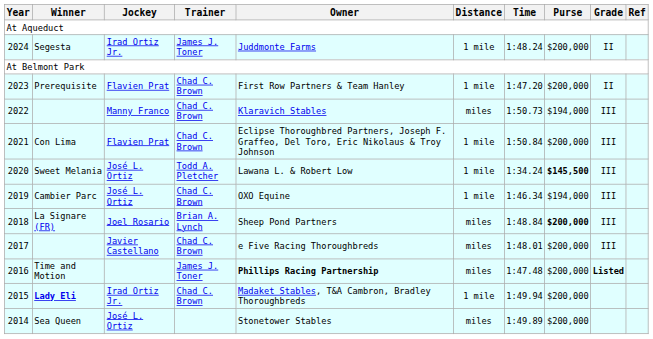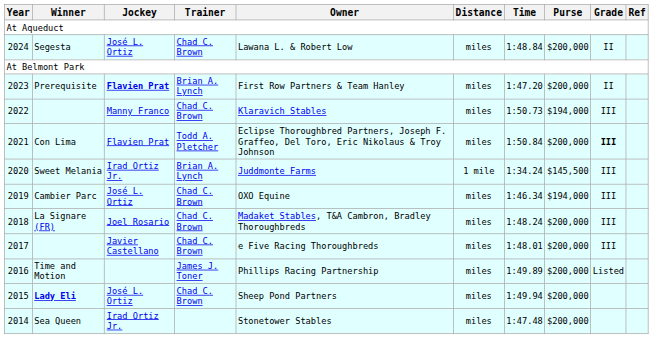(133, 47) Irad Ortiz Jr. -> (125, 47) José L. Ortiz
(197, 47) James J. Toner -> (195, 47) Chad C. Brown
(277, 47) Juddmonte Farms -> (295, 47) Lawana L. & Robert Low
(479, 47) 1 mile -> (479, 47) miles
(525, 47) 1:48.24 -> (525, 47) 1:48.84
(138, 86) normal -> (138, 86) bold
(195, 86) Chad C. Brown -> (197, 86) Brian A. Lynch
(479, 86) 1 mile -> (479, 86) miles
(195, 141) Chad C. Brown -> (197, 141) Todd A. Pletcher
(479, 141) 1 mile -> (479, 141) miles
(608, 141) normal -> (608, 141) bold
(125, 172) José L. Ortiz -> (133, 172) Irad Ortiz Jr.
(197, 172) Todd A. Pletcher -> (197, 172) Brian A. Lynch
(295, 172) Lawana L. & Robert Low -> (277, 172) Juddmonte Farms
(568, 172) bold -> (568, 172) normal
(479, 196) 1 mile -> (479, 196) miles
(197, 221) Brian A. Lynch -> (195, 221) Chad C. Brown
(287, 221) Sheep Pond Partners -> (334, 221) Madaket Stables, T&A Cambron, Bradley Thoroughbreds
(525, 221) 1:48.84 -> (525, 221) 1:48.24
(568, 221) bold -> (568, 221) normal
(308, 271) bold -> (308, 271) normal
(525, 271) 1:47.48 -> (525, 271) 1:49.89
(608, 271) bold -> (608, 271) normal
(133, 296) Irad Ortiz Jr. -> (125, 296) José L. Ortiz
(334, 296) Madaket Stables, T&A Cambron, Bradley Thoroughbreds -> (287, 296) Sheep Pond Partners
(479, 296) 1 mile -> (479, 296) miles
(125, 321) José L. Ortiz -> (133, 321) Irad Ortiz Jr.
(525, 321) 1:49.89 -> (525, 321) 1:47.48
